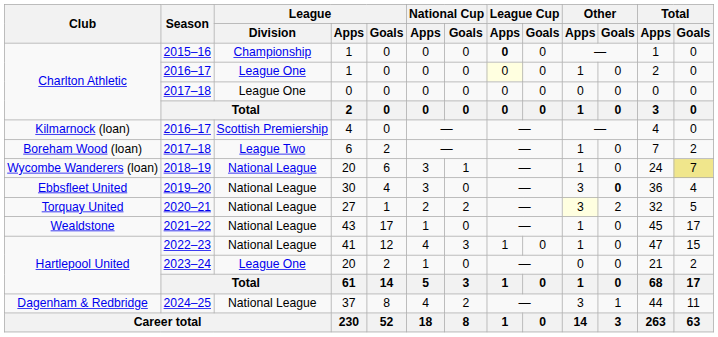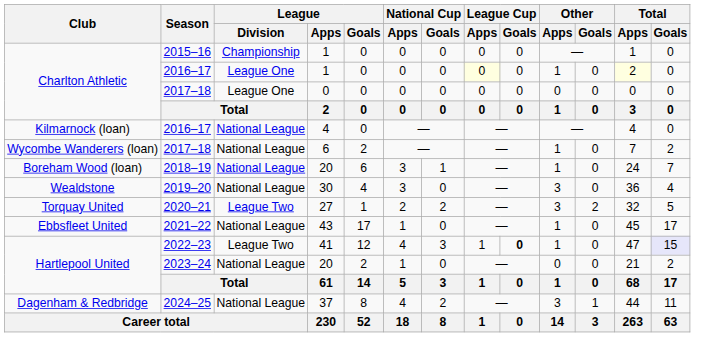(505, 52) bold -> (482, 52) normal
(656, 71) no background -> (633, 71) lightyellow background
(272, 129) Scottish Premiership -> (261, 129) National League
(83, 149) Boreham Wood (loan) -> (83, 149) Wycombe Wanderers (loan)
(272, 149) League Two -> (261, 149) National League
(83, 168) Wycombe Wanderers (loan) -> (83, 168) Boreham Wood (loan)
(693, 168) khaki background -> (670, 168) no background
(83, 187) Ebbsfleet United -> (83, 187) Wealdstone
(618, 187) bold -> (595, 187) normal
(272, 206) National League -> (261, 206) League Two
(580, 206) lightyellow background -> (557, 206) no background
(83, 226) Wealdstone -> (83, 226) Ebbsfleet United
(272, 245) National League -> (261, 245) League Two
(543, 245) normal -> (520, 245) bold
(693, 245) no background -> (670, 245) lavender background
(272, 264) League One -> (261, 264) National League
